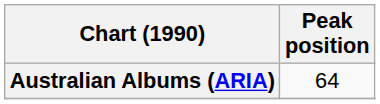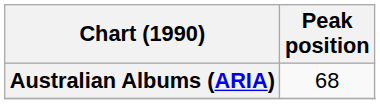(327, 80) 64 -> (327, 80) 68
